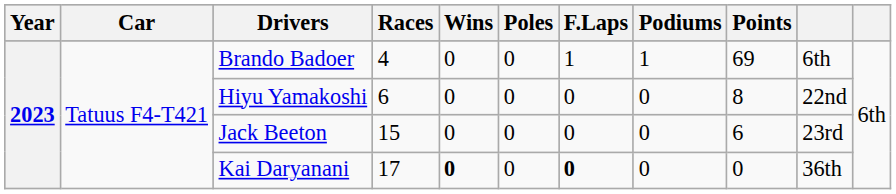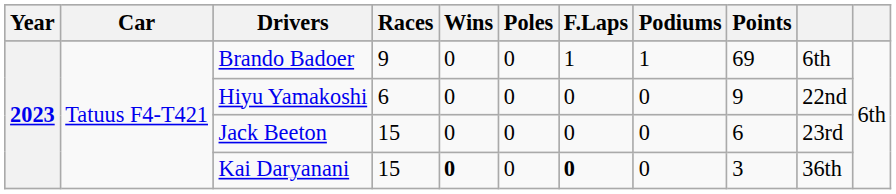(383, 59) 4 -> (383, 59) 9
(738, 96) 8 -> (738, 96) 9
(389, 169) 17 -> (389, 169) 15
(738, 169) 0 -> (738, 169) 3
